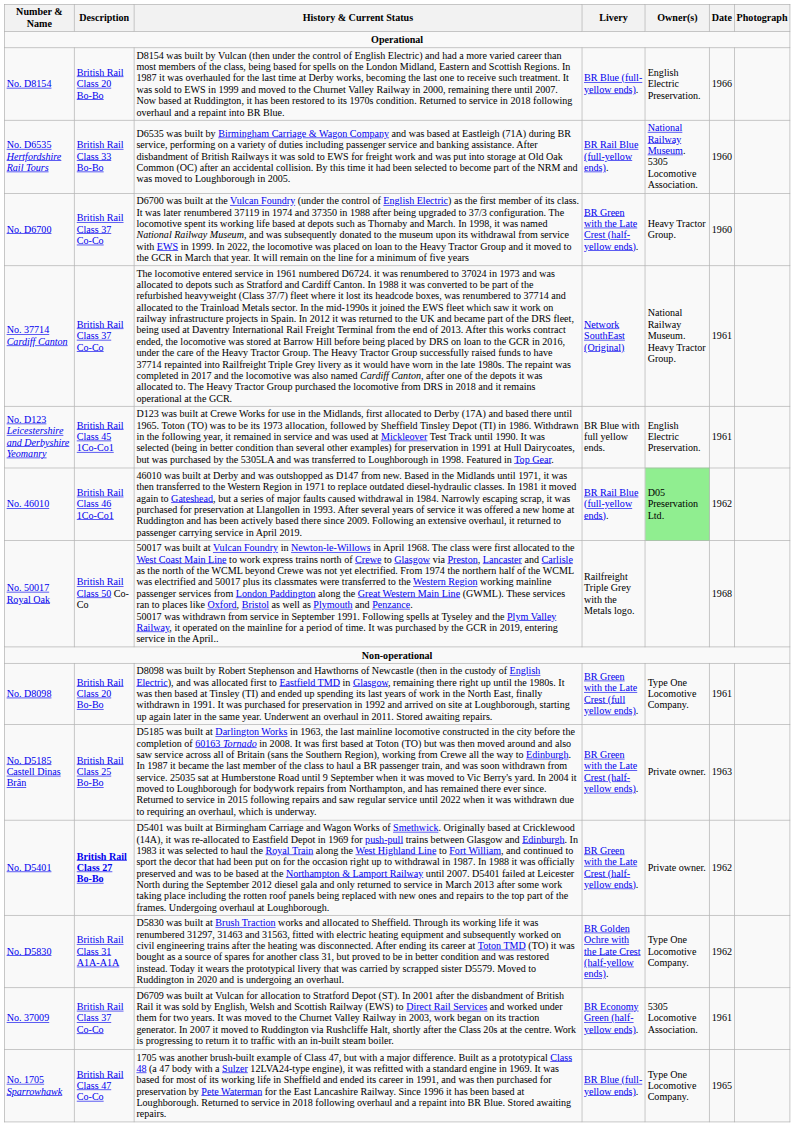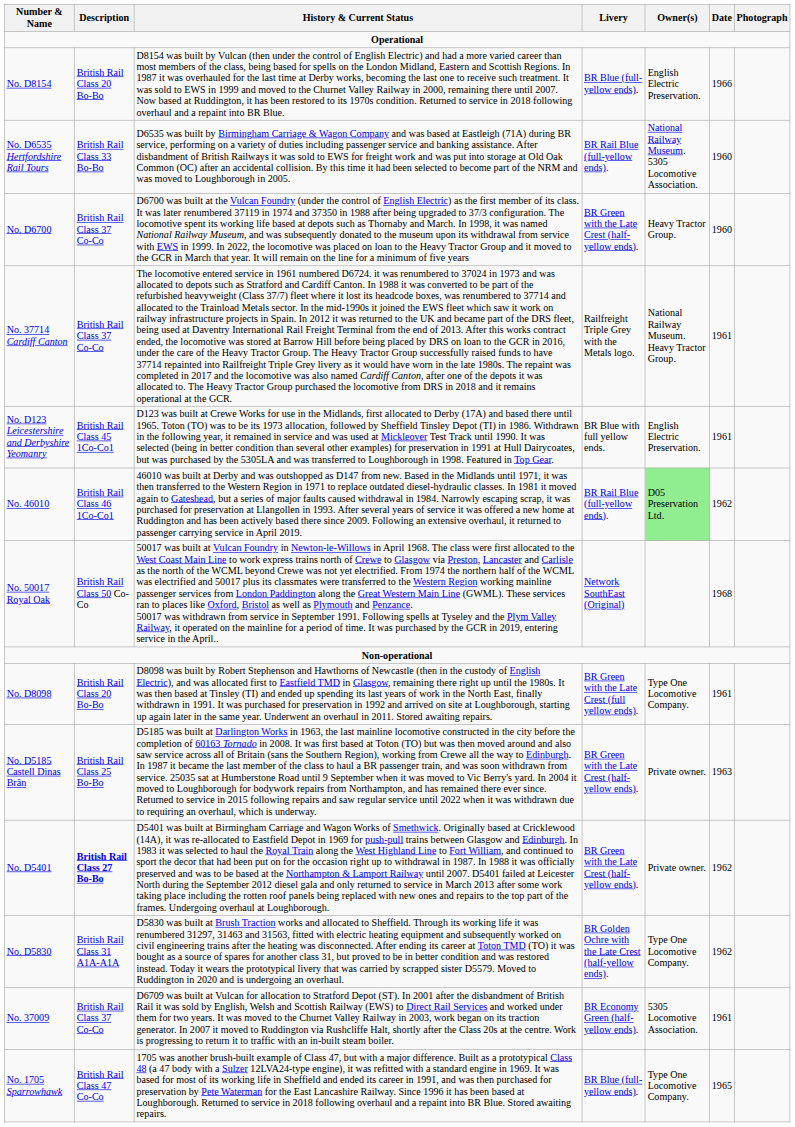(604, 336) Network SouthEast (Original) -> (609, 336) Railfreight Triple Grey with the Metals logo.
(609, 593) Railfreight Triple Grey with the Metals logo. -> (604, 593) Network SouthEast (Original)
